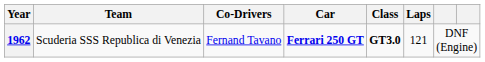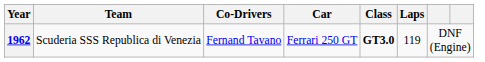(325, 40) bold -> (322, 40) normal
(418, 40) 121 -> (412, 40) 119
